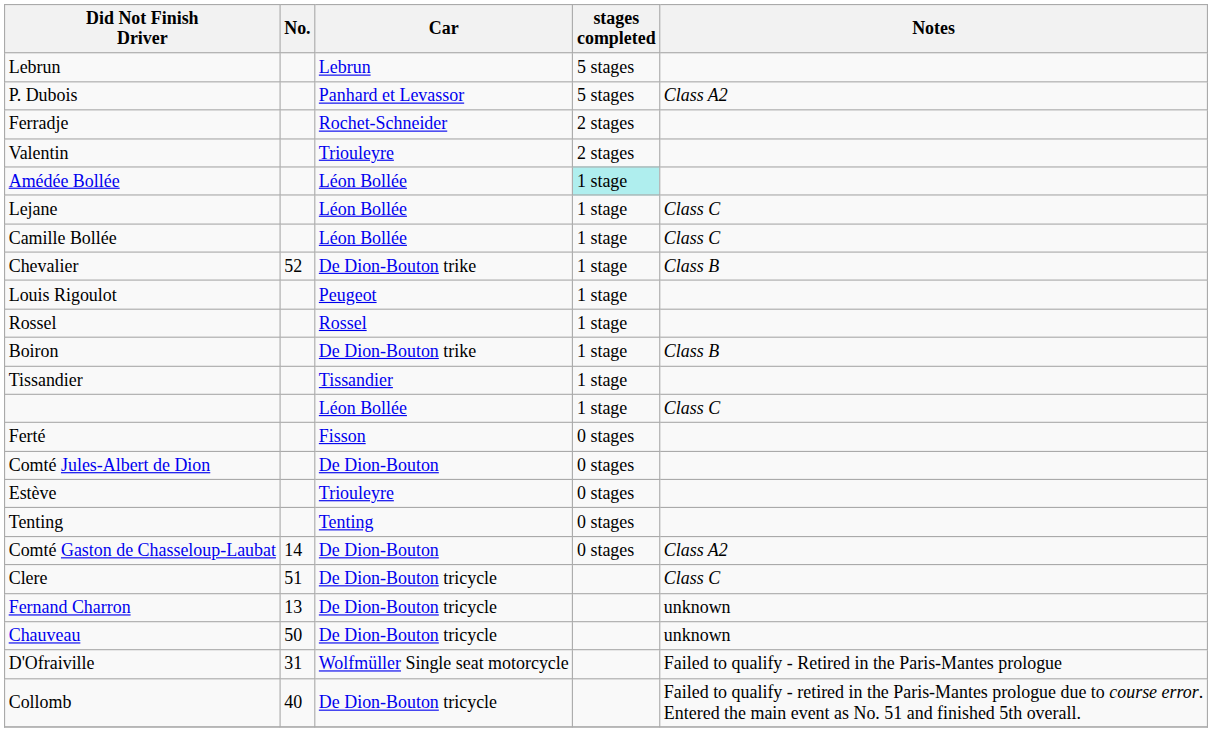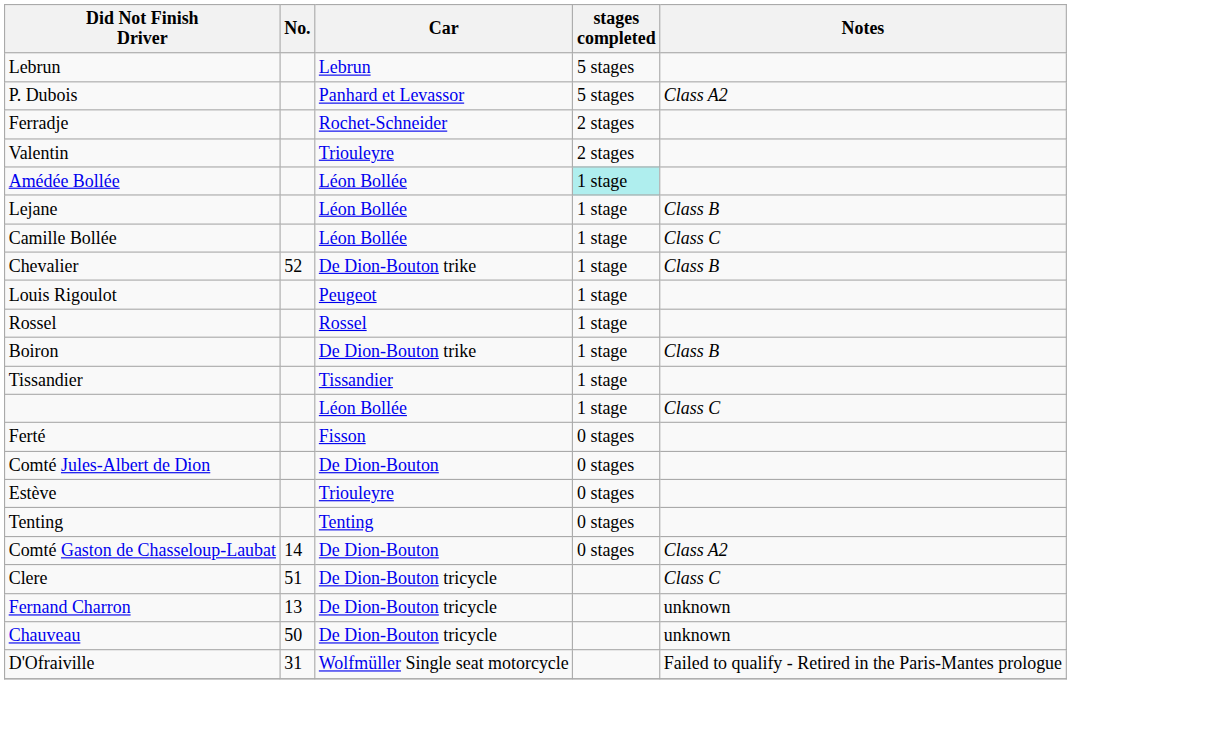(692, 209) Class C -> (692, 209) Class B
- row: (40, 702)
